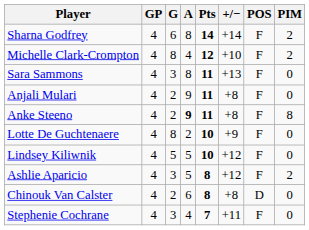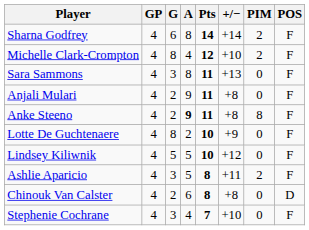columns swapped: (290, 14) <-> (259, 14)
(231, 174) +12 -> (231, 174) +11
(231, 214) +11 -> (231, 214) +10
